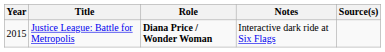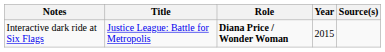columns swapped: (17, 12) <-> (286, 12)
